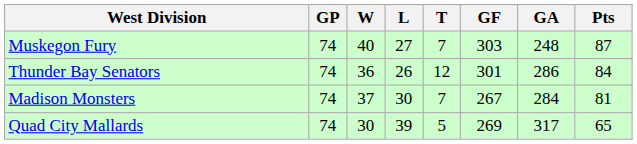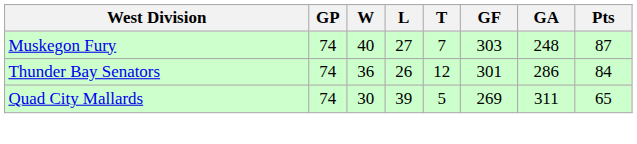- row: (72, 98)
(546, 125) 317 -> (546, 98) 311
